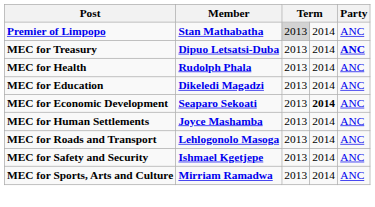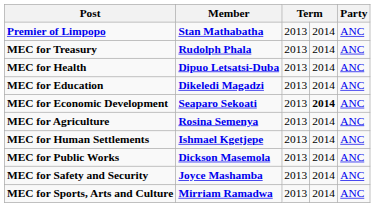(296, 31) lightgrey background -> (296, 31) no background
(229, 49) Dipuo Letsatsi-Duba -> (215, 49) Rudolph Phala
(353, 49) bold -> (352, 49) normal
(215, 67) Rudolph Phala -> (229, 67) Dipuo Letsatsi-Duba
+ row: (58, 121)
(221, 121) Joyce Mashamba -> (221, 139) Ishmael Kgetjepe
- row: (82, 139)
+ row: (63, 157)
(221, 157) Ishmael Kgetjepe -> (221, 175) Joyce Mashamba
